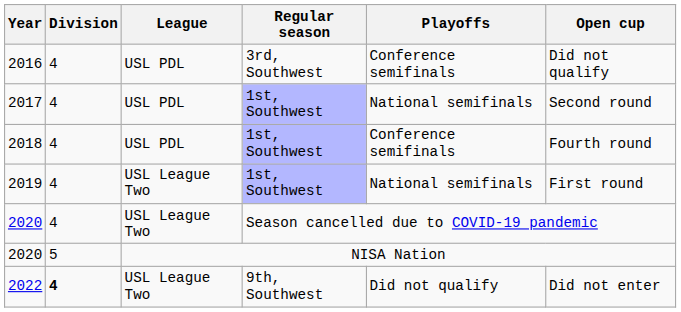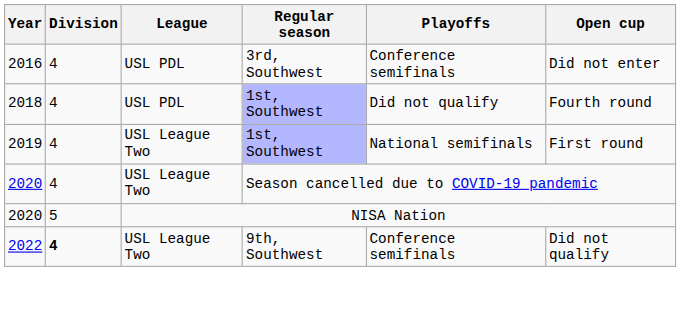(579, 64) Did not qualify -> (605, 64) Did not enter
- row: (25, 104)
(412, 144) Conference semifinals -> (434, 104) Did not qualify
(434, 287) Did not qualify -> (412, 247) Conference semifinals
(605, 287) Did not enter -> (579, 247) Did not qualify
